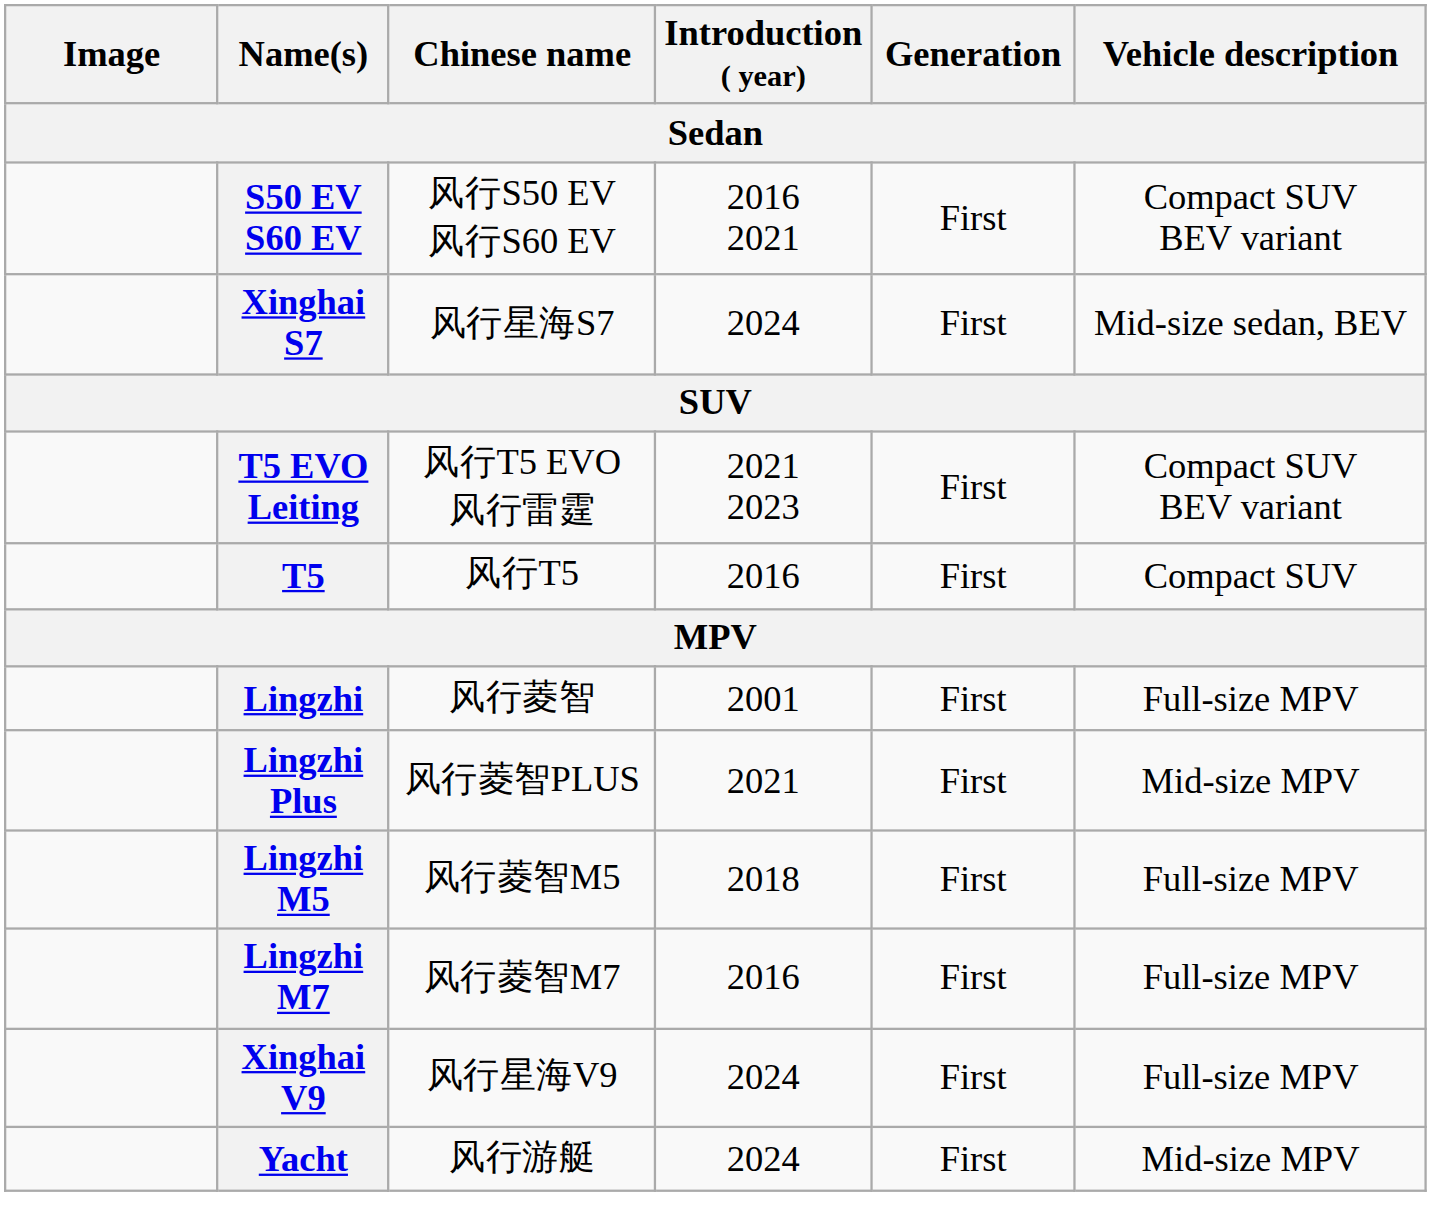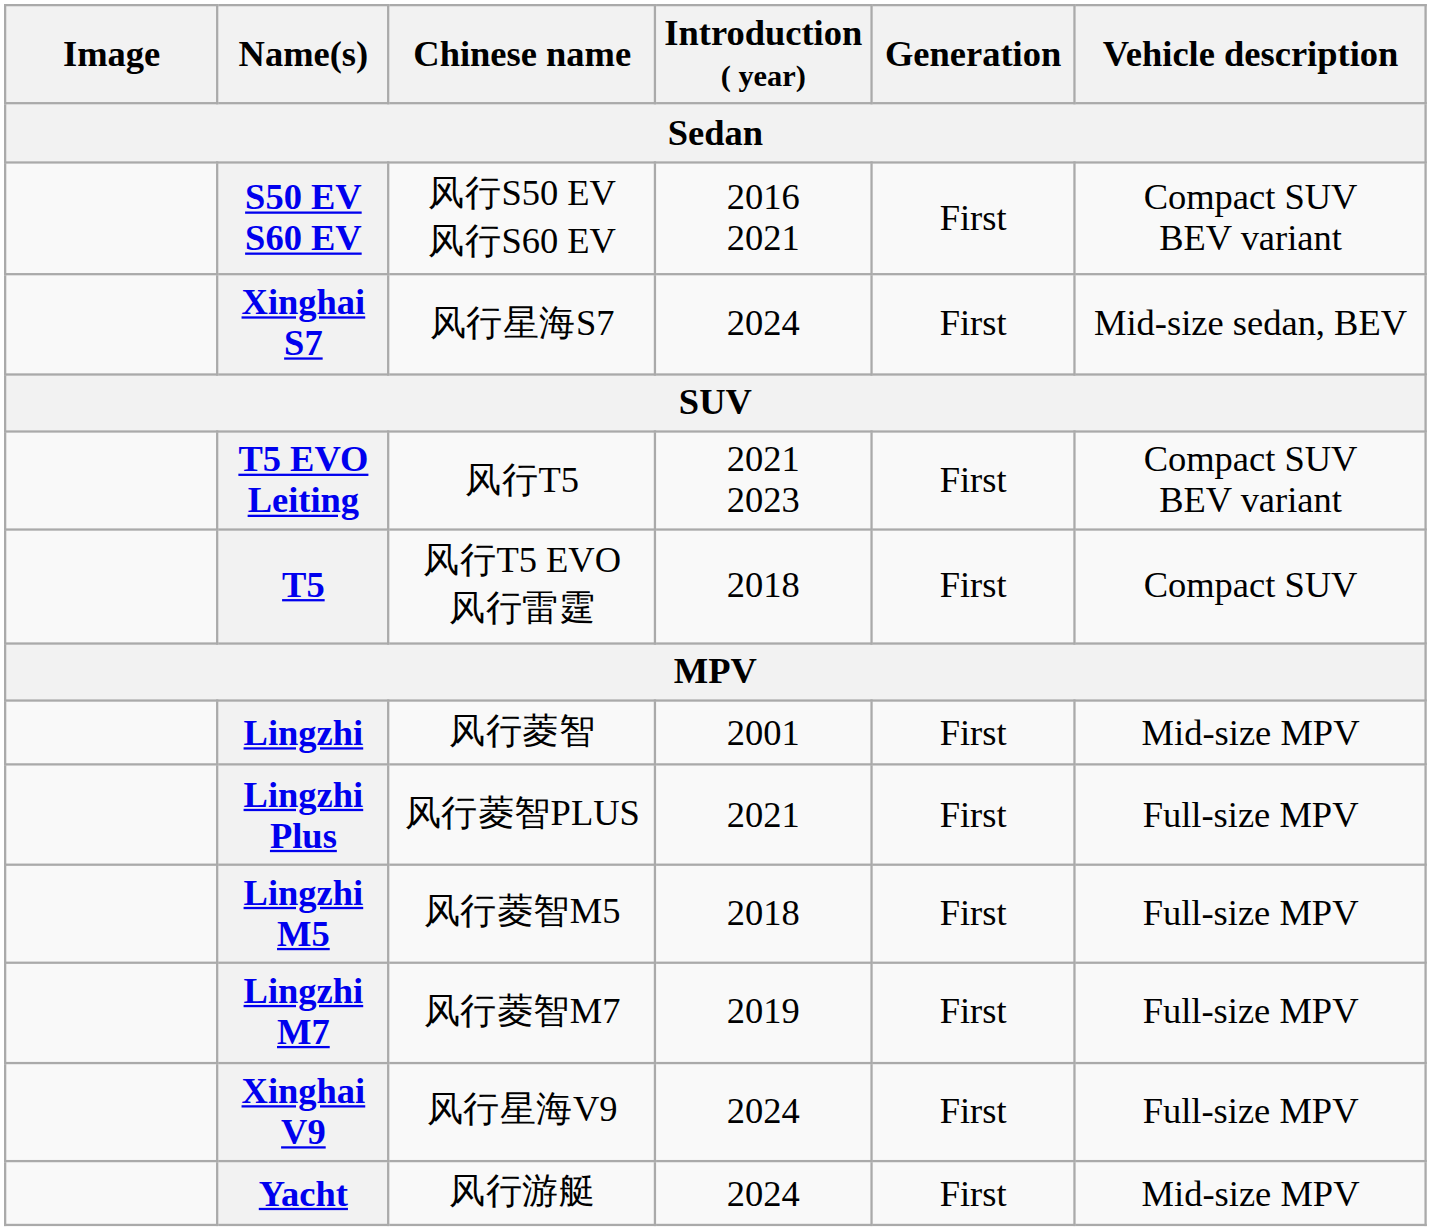(522, 485) 风行T5 EVO 风行雷霆 -> (522, 478) 风行T5
(522, 574) 风行T5 -> (522, 584) 风行T5 EVO 风行雷霆
(763, 575) 2016 -> (763, 585) 2018
(1251, 698) Full-size MPV -> (1251, 732) Mid-size MPV
(1251, 779) Mid-size MPV -> (1251, 814) Full-size MPV
(763, 977) 2016 -> (763, 1011) 2019
